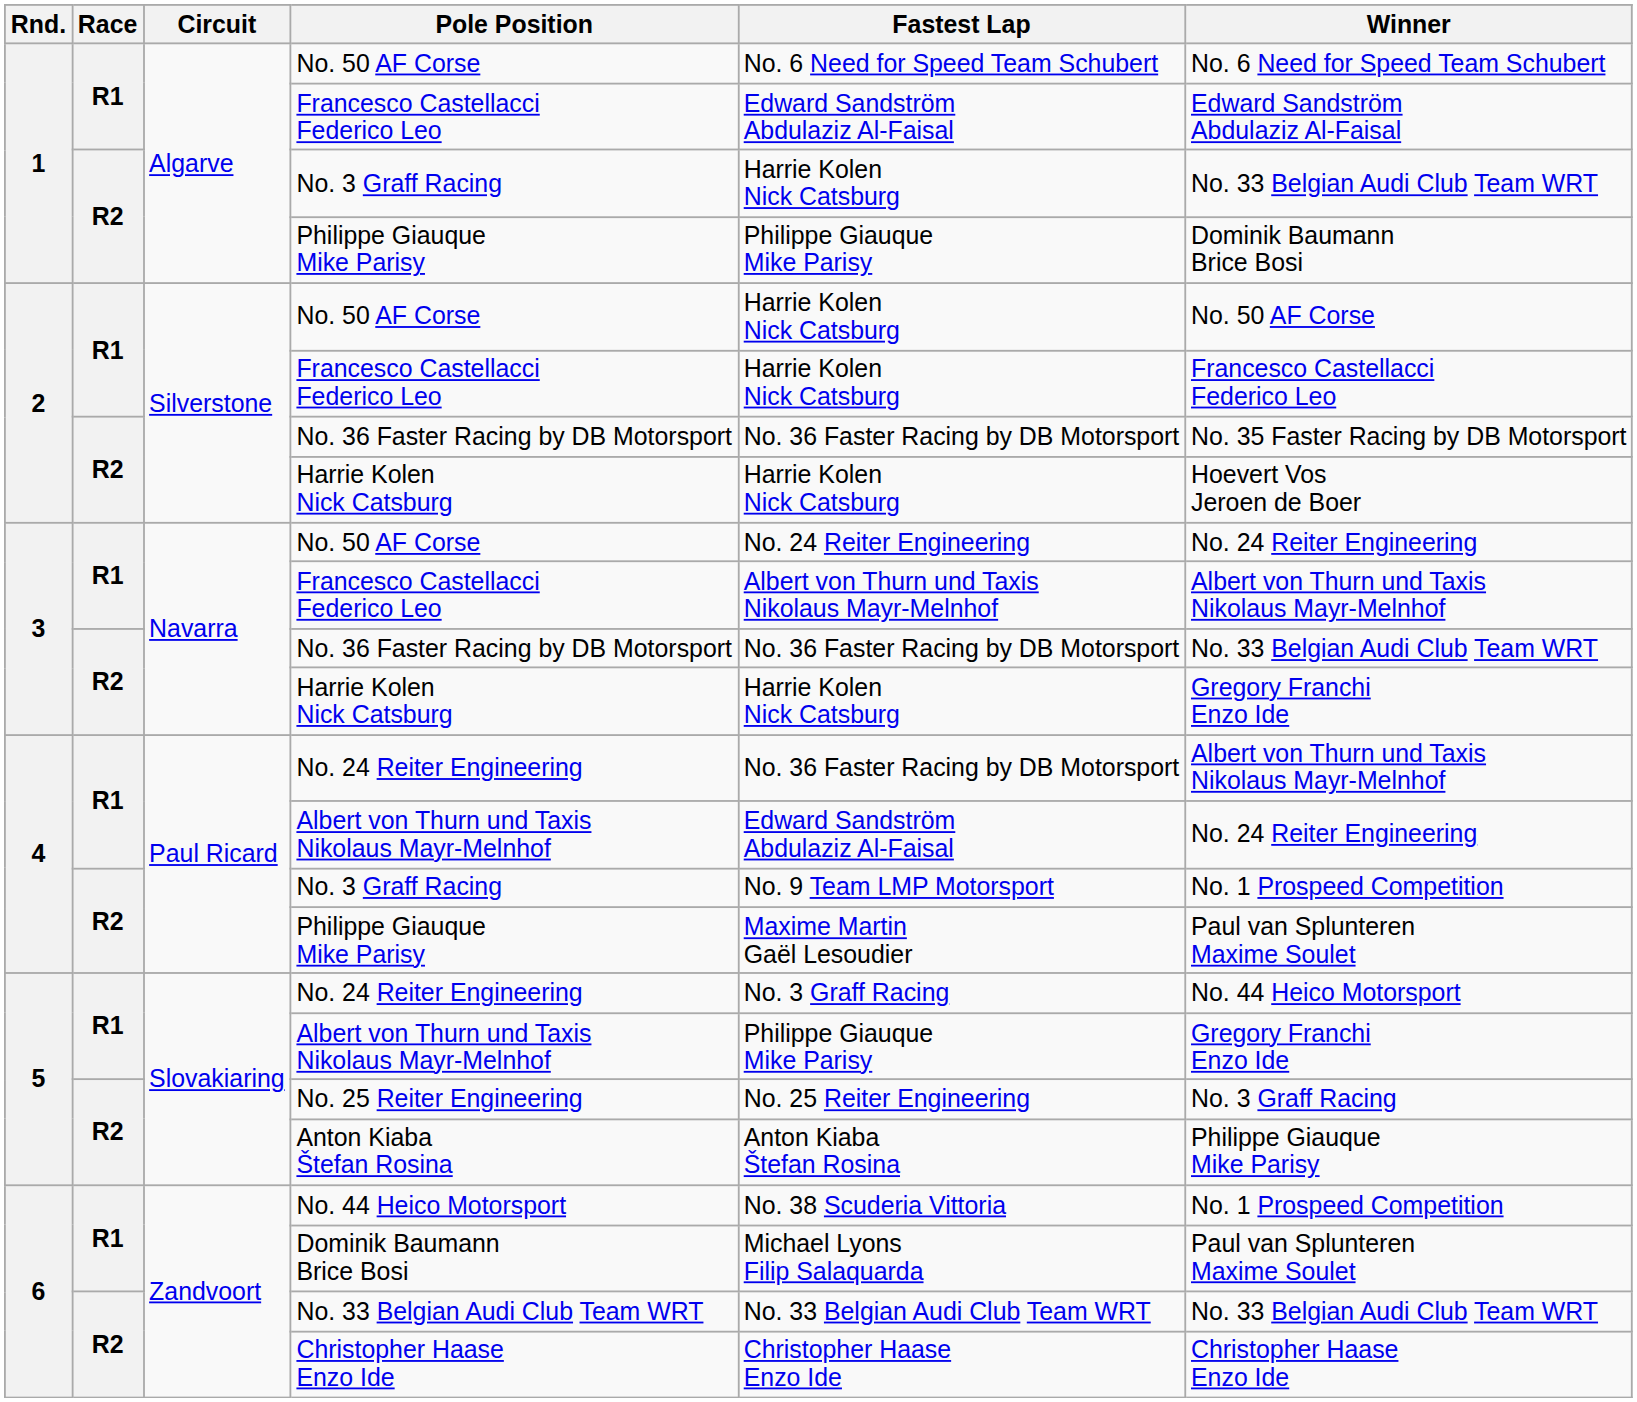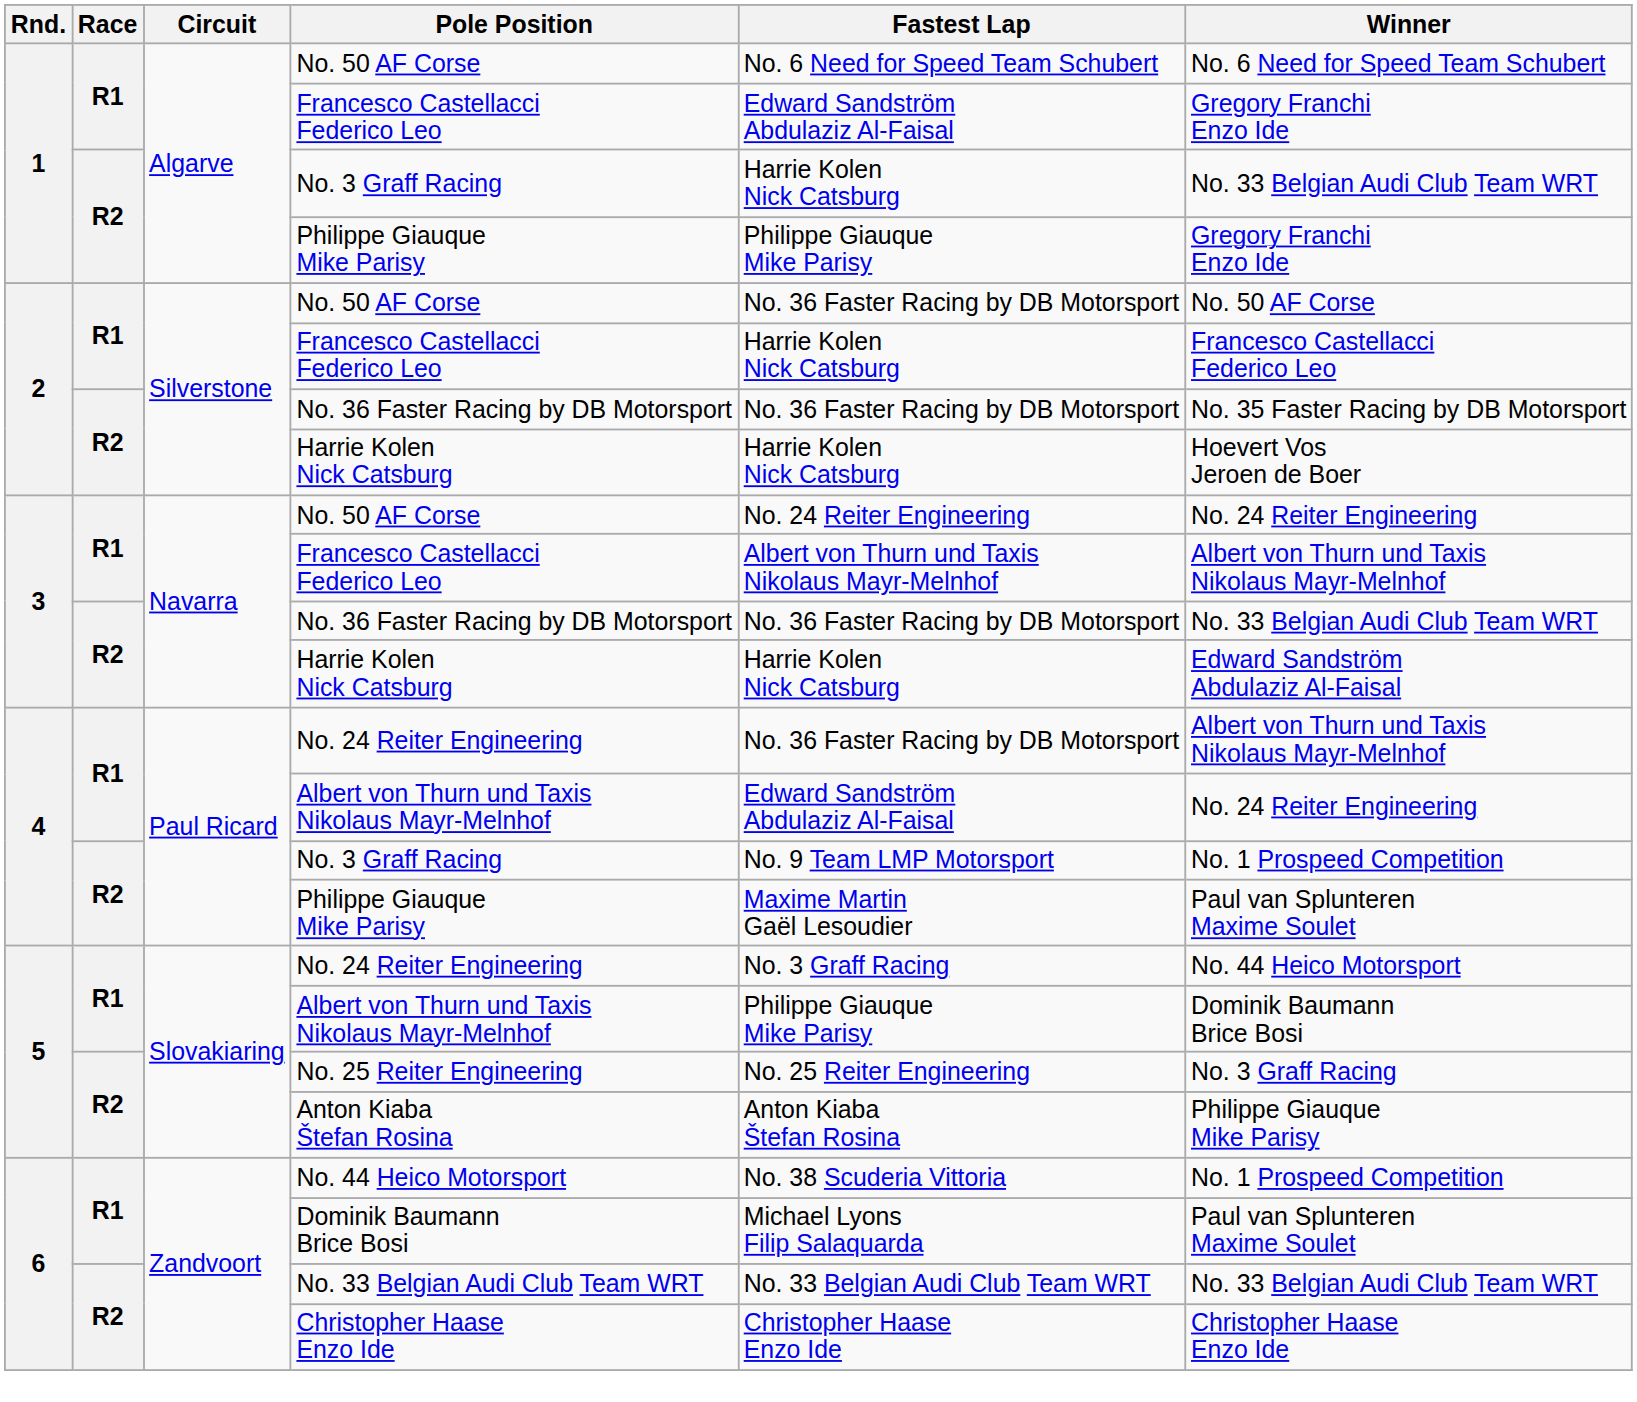(1297, 116) Edward Sandström Abdulaziz Al-Faisal -> (1281, 116) Gregory Franchi Enzo Ide
(1293, 250) Dominik Baumann Brice Bosi -> (1281, 250) Gregory Franchi Enzo Ide
(822, 316) Harrie Kolen Nick Catsburg -> (961, 303) No. 36 Faster Racing by DB Motorsport
(1281, 701) Gregory Franchi Enzo Ide -> (1297, 673) Edward Sandström Abdulaziz Al-Faisal
(1281, 1046) Gregory Franchi Enzo Ide -> (1293, 1019) Dominik Baumann Brice Bosi
